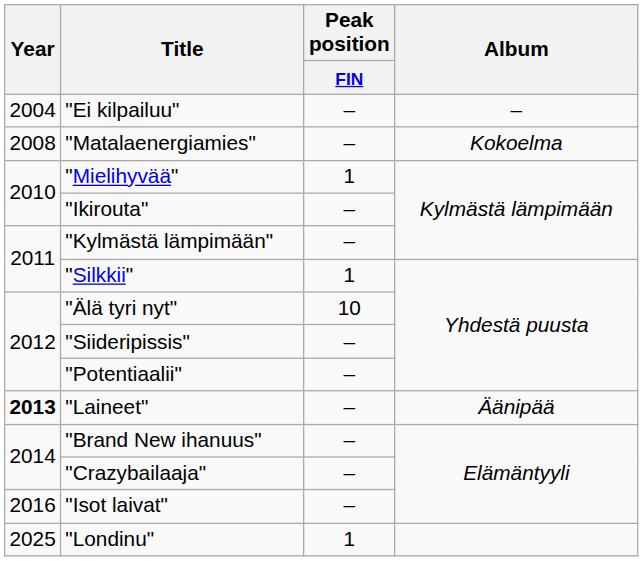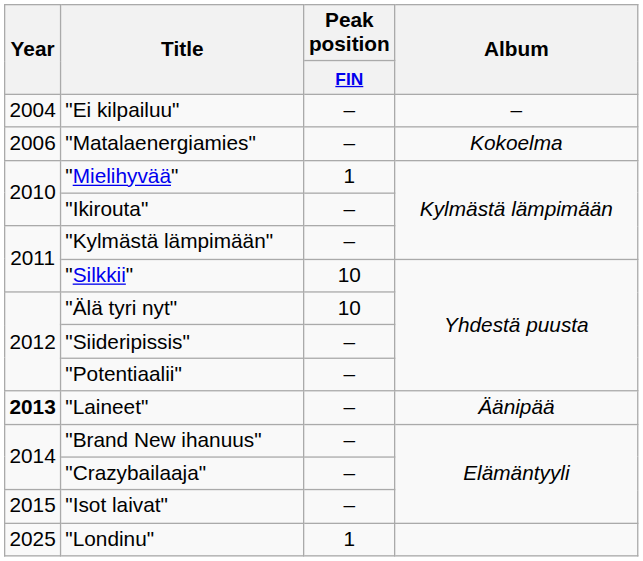(33, 143) 2008 -> (33, 143) 2006
(349, 275) 1 -> (349, 275) 10
(33, 506) 2016 -> (33, 506) 2015
